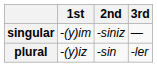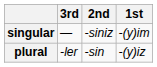columns swapped: (76, 14) <-> (140, 14)
